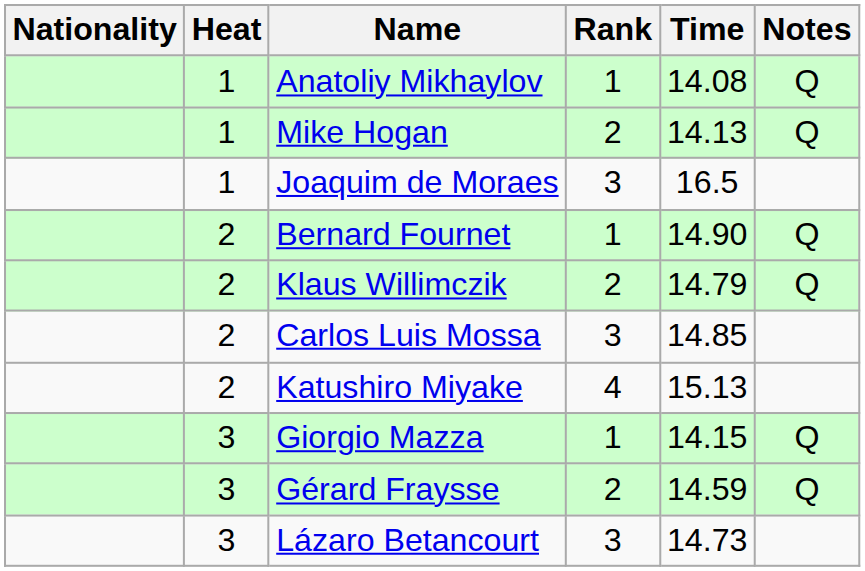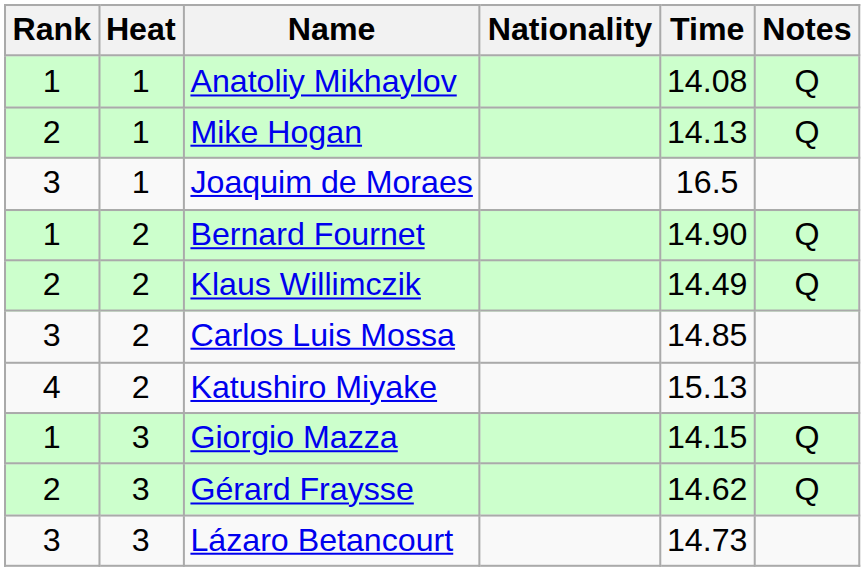columns swapped: (613, 30) <-> (95, 30)
(707, 285) 14.79 -> (707, 285) 14.49
(707, 489) 14.59 -> (707, 489) 14.62
